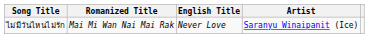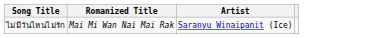- column: (209, 11)
